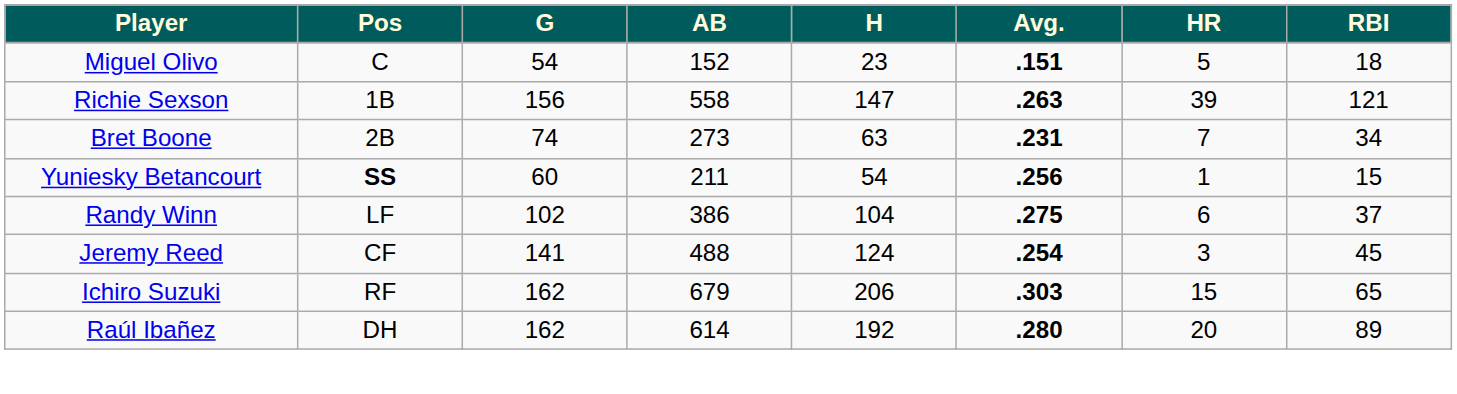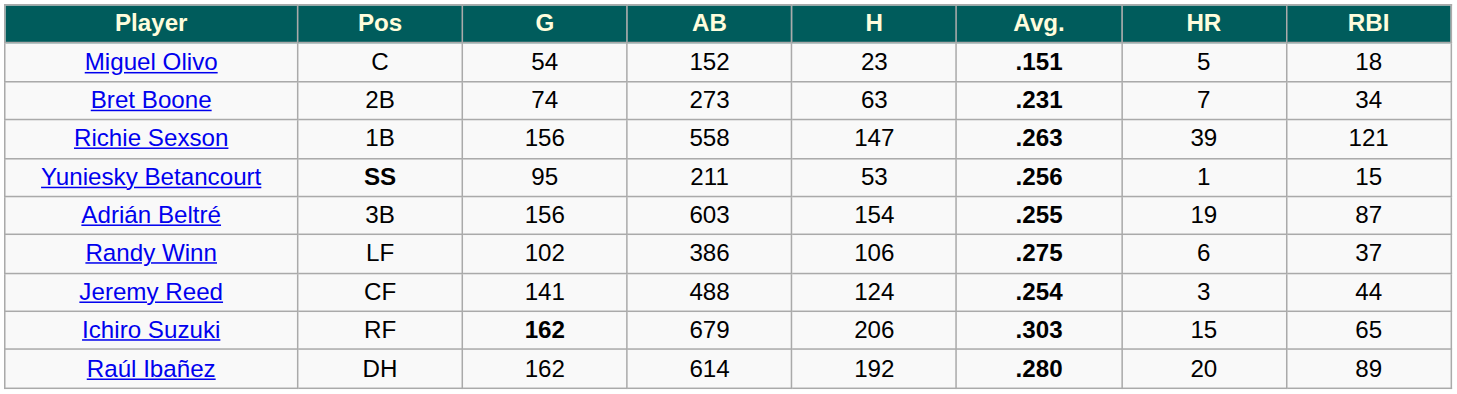rows swapped: (151, 100) <-> (151, 138)
(545, 176) 60 -> (545, 176) 95
(874, 176) 54 -> (874, 176) 53
+ row: (151, 215)
(874, 215) 104 -> (874, 253) 106
(1369, 253) 45 -> (1369, 291) 44
(545, 291) normal -> (545, 330) bold
